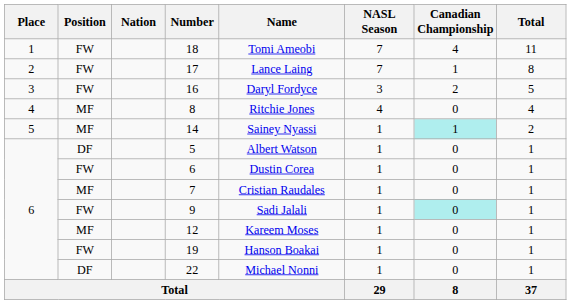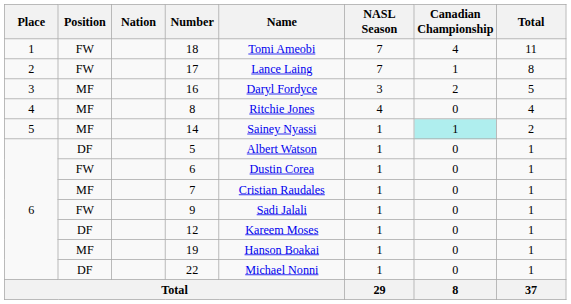(85, 89) FW -> (85, 89) MF
(455, 209) paleturquoise background -> (455, 209) no background
(85, 229) MF -> (85, 229) DF
(85, 249) FW -> (85, 249) MF
